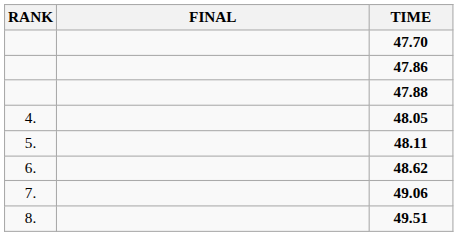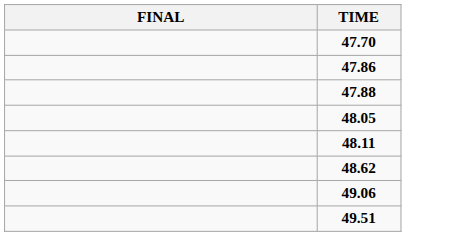- column: (31, 17)
